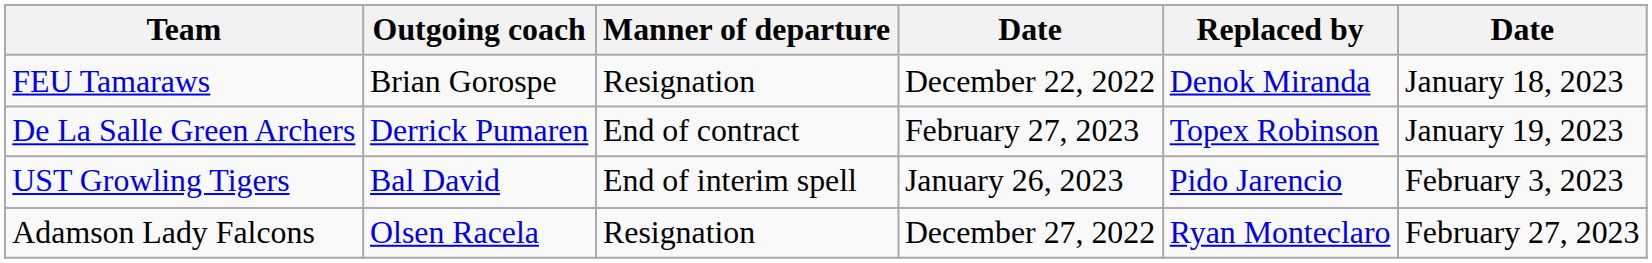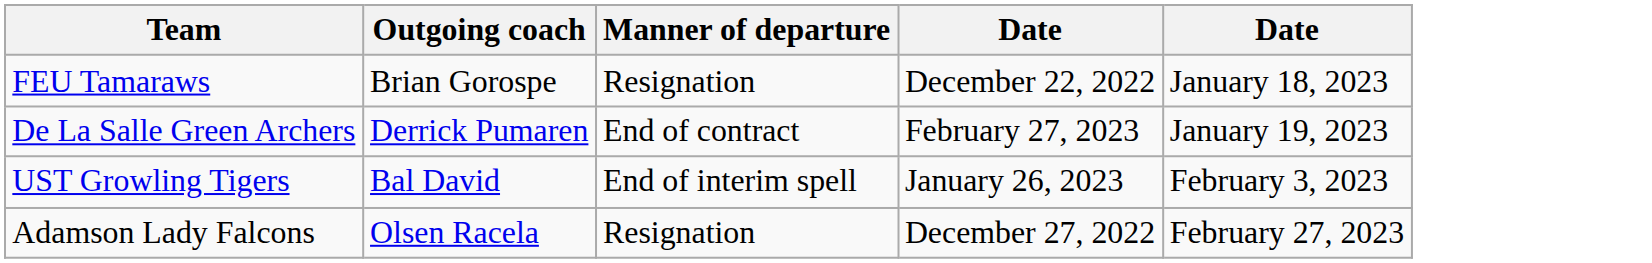- column: (1280, 29)
